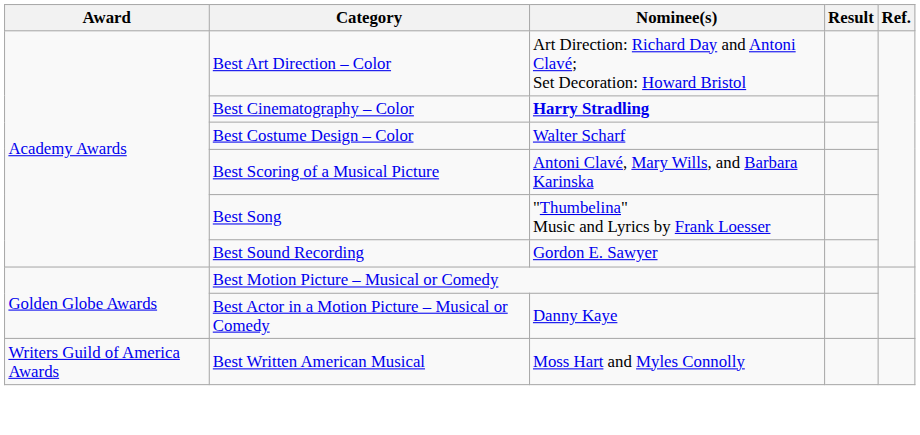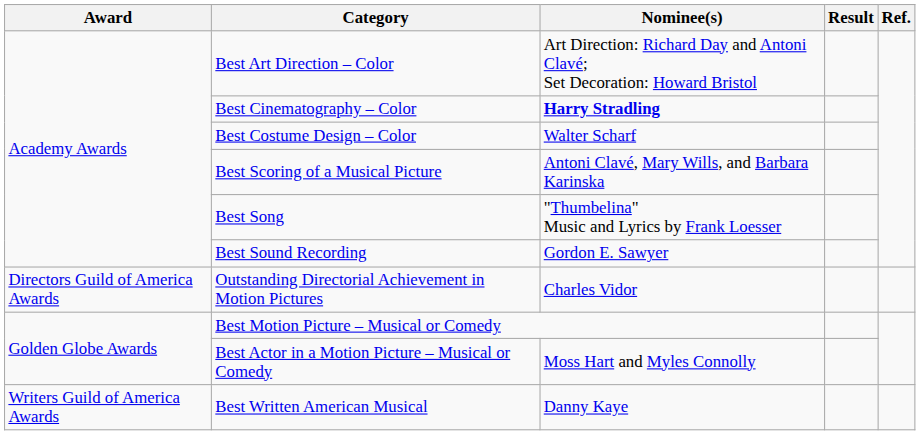+ row: (350, 289)
(575, 316) Danny Kaye -> (650, 361) Moss Hart and Myles Connolly
(639, 361) Moss Hart and Myles Connolly -> (586, 407) Danny Kaye
